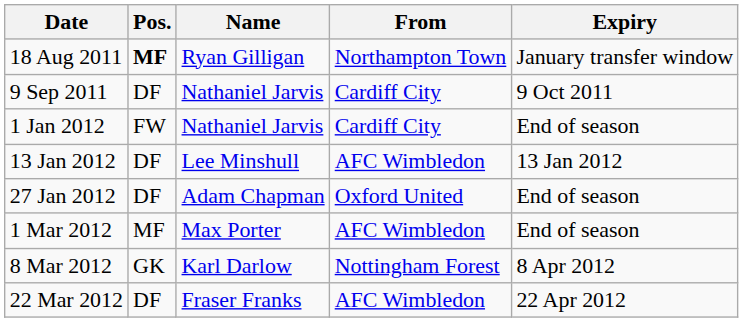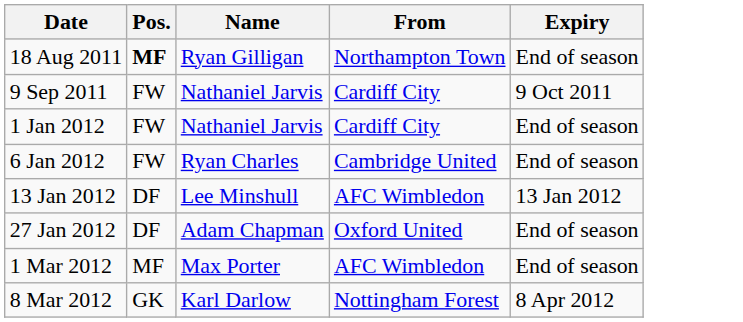(625, 56) January transfer window -> (577, 56) End of season
(147, 91) DF -> (149, 91) FW
+ row: (57, 160)
- row: (66, 299)
